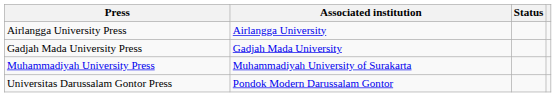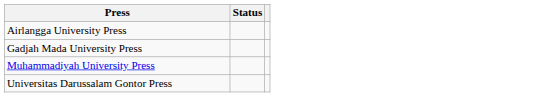- column: (371, 13)
